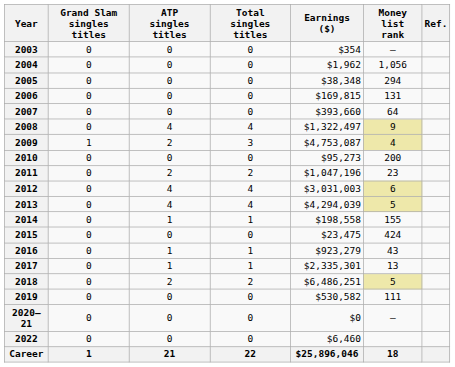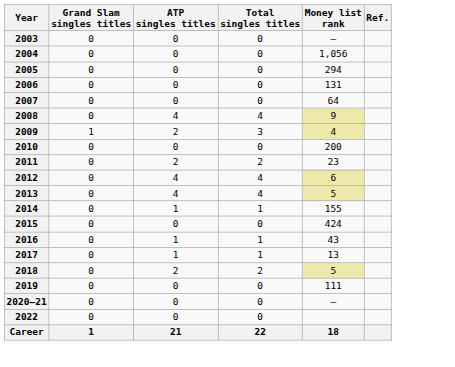- column: (327, 23)
